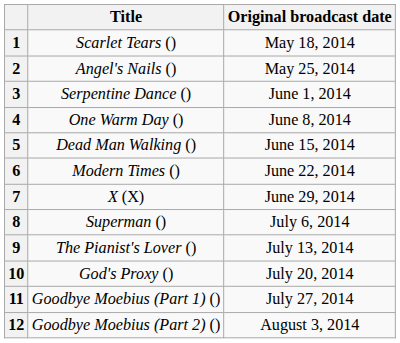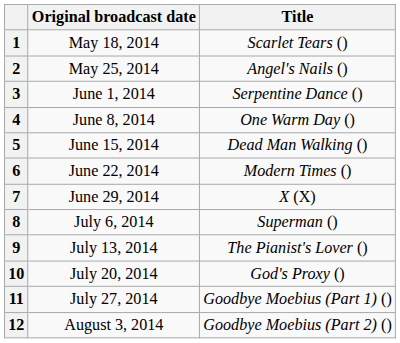columns swapped: (310, 17) <-> (126, 17)
